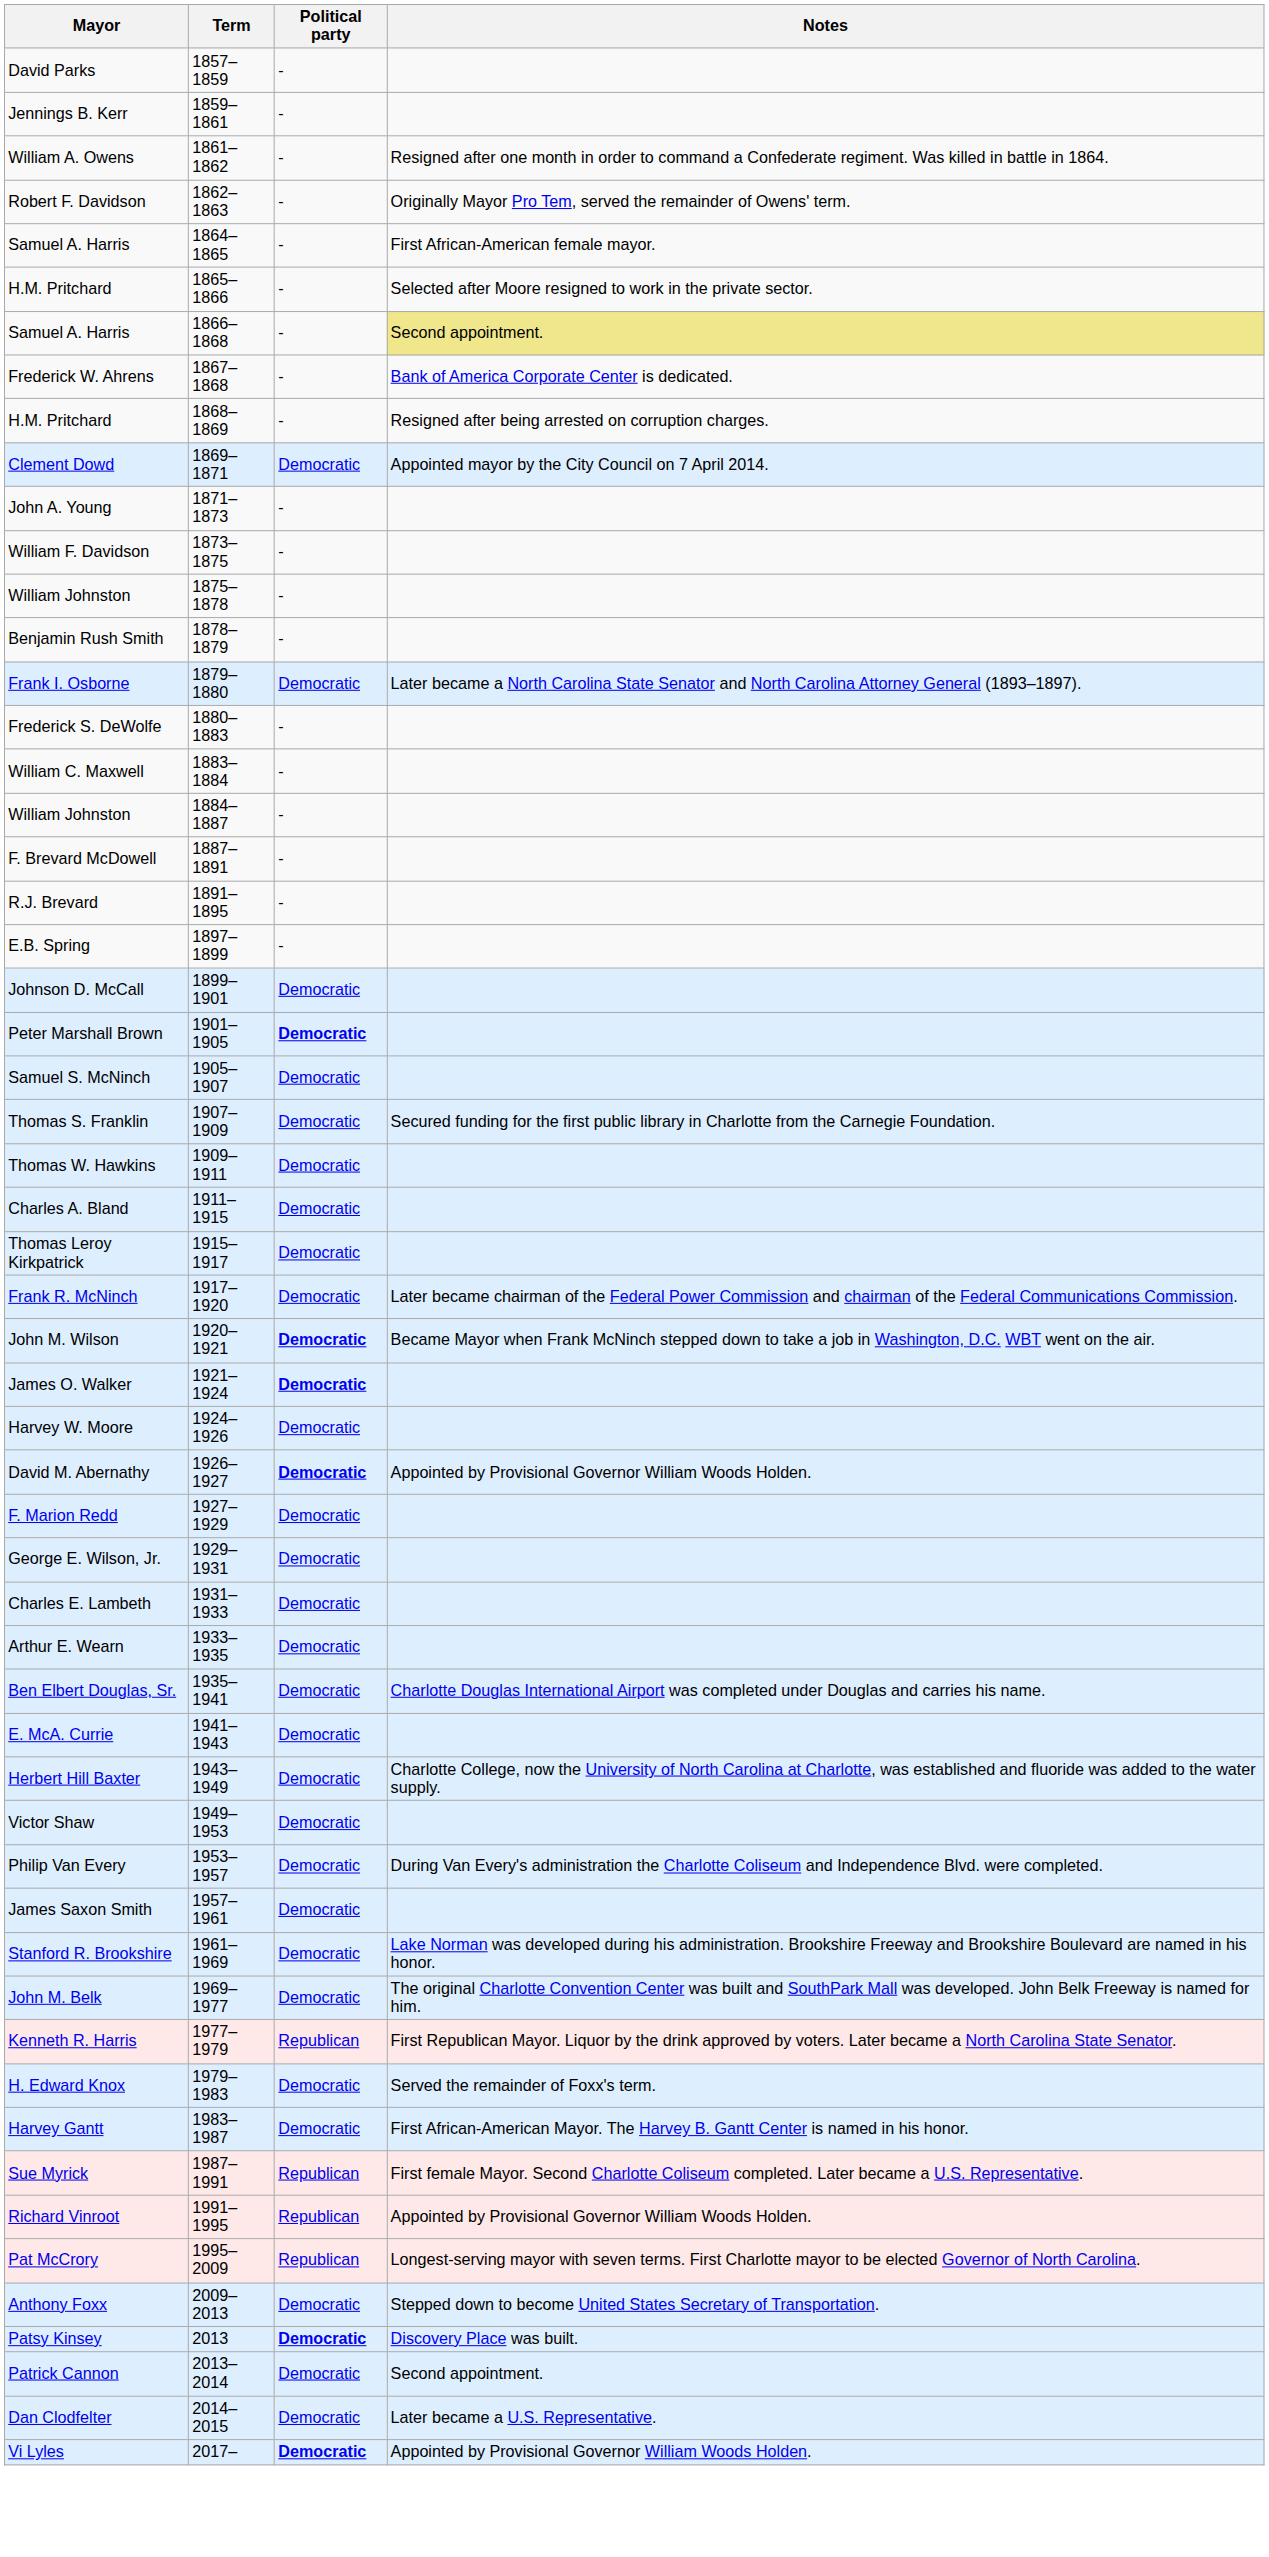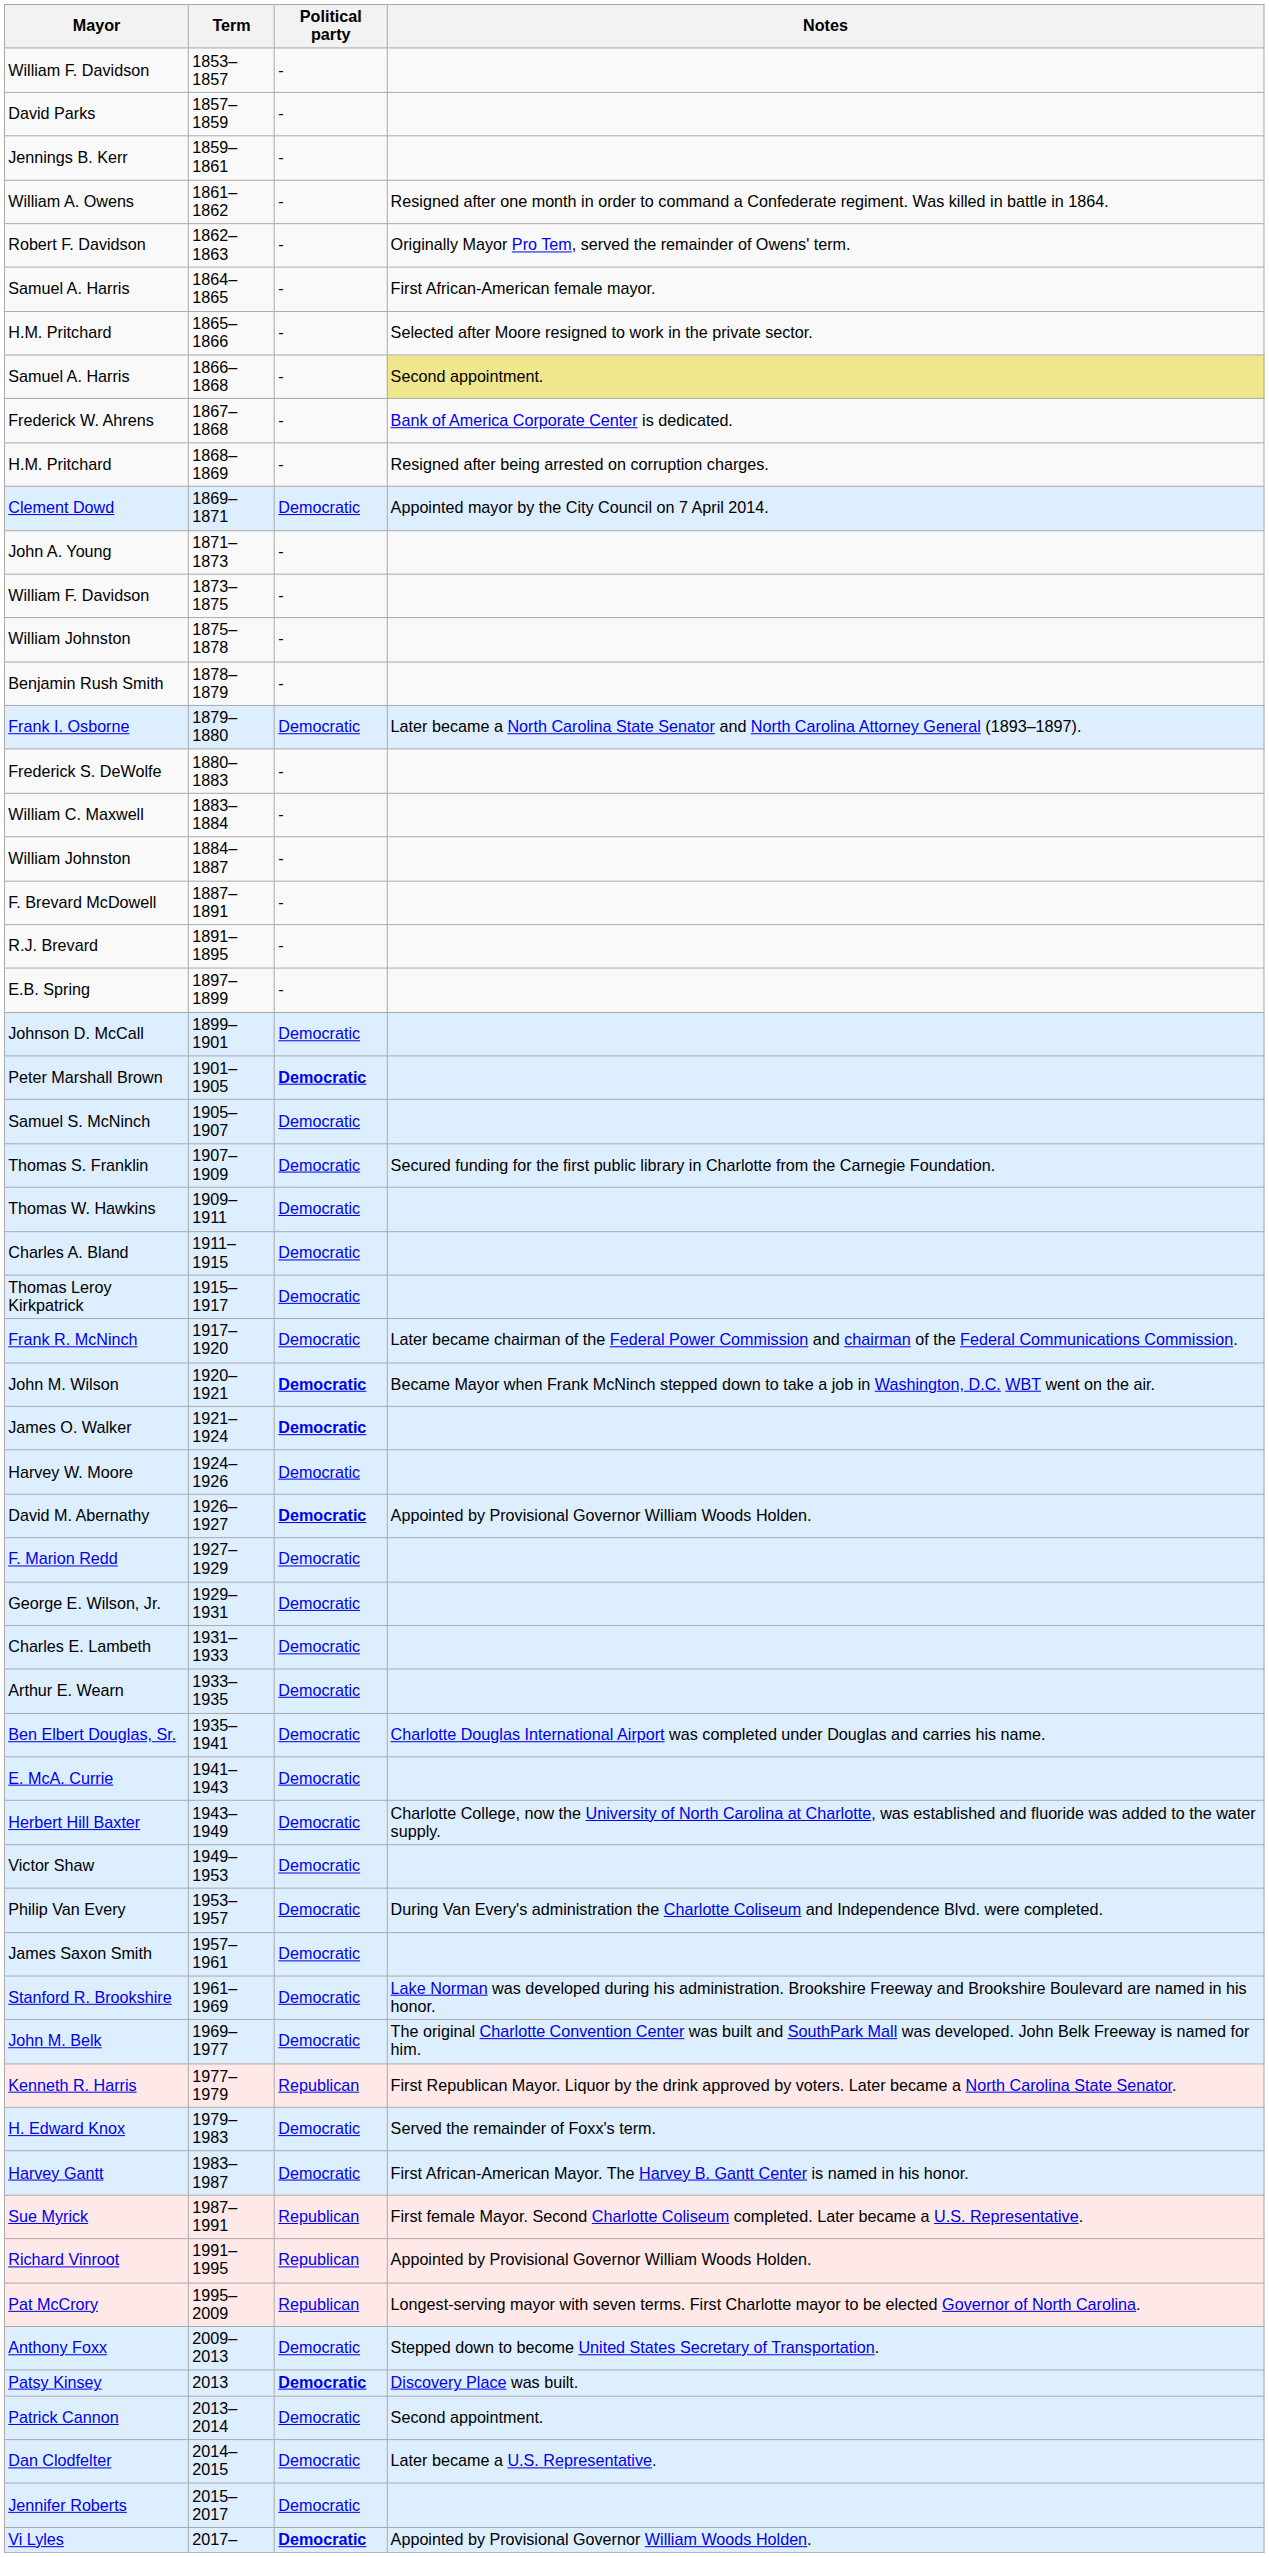+ row: (79, 70)
+ row: (68, 2505)
